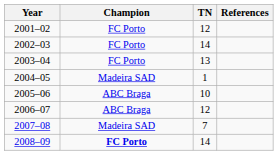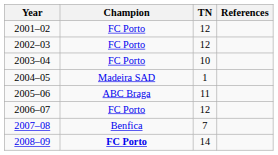(205, 45) 14 -> (205, 45) 12
(205, 61) 13 -> (205, 61) 10
(205, 93) 10 -> (205, 93) 11
(127, 110) ABC Braga -> (127, 110) FC Porto
(127, 126) Madeira SAD -> (127, 126) Benfica
